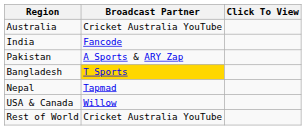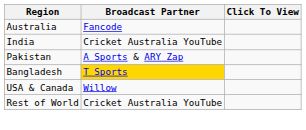(153, 27) Cricket Australia YouTube -> (103, 27) Fancode
(103, 42) Fancode -> (153, 42) Cricket Australia YouTube
- row: (20, 87)
